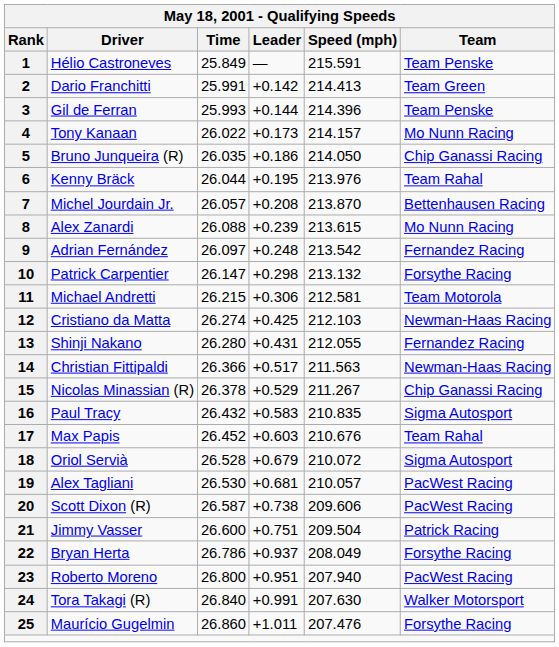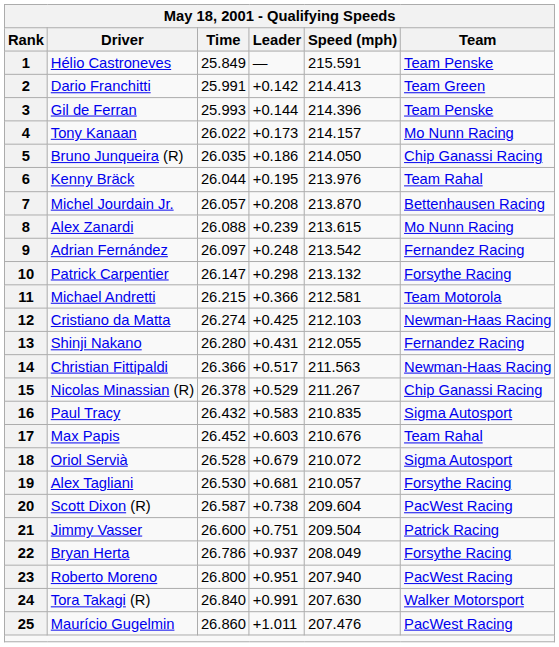(276, 296) +0.306 -> (276, 296) +0.366
(458, 483) PacWest Racing -> (458, 483) Forsythe Racing
(335, 506) 209.606 -> (335, 506) 209.604
(458, 623) Forsythe Racing -> (458, 623) PacWest Racing
